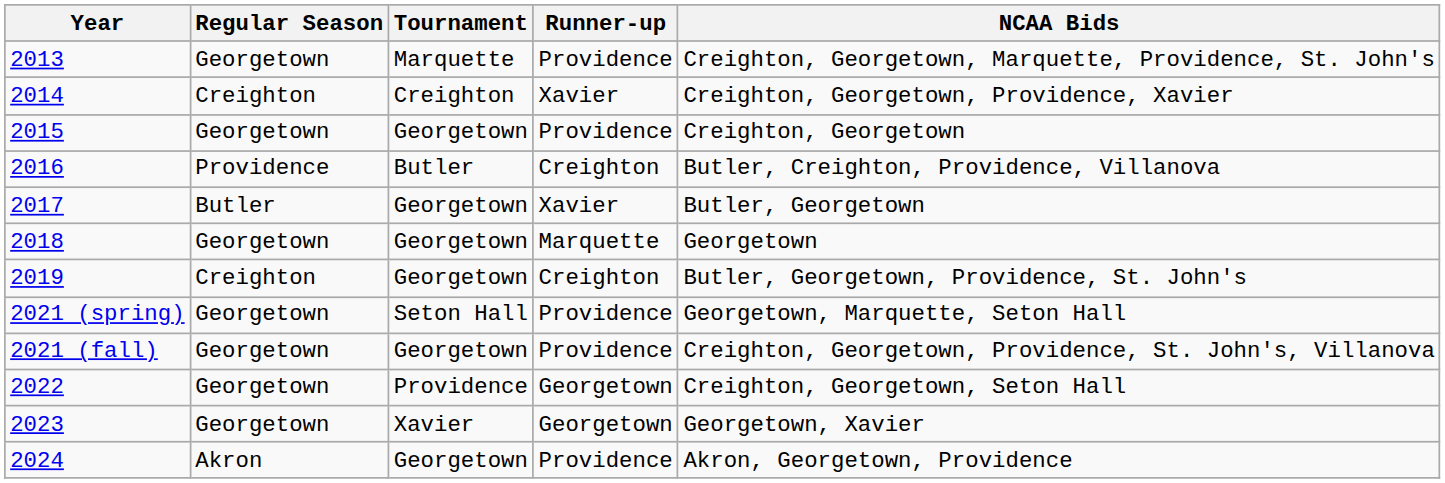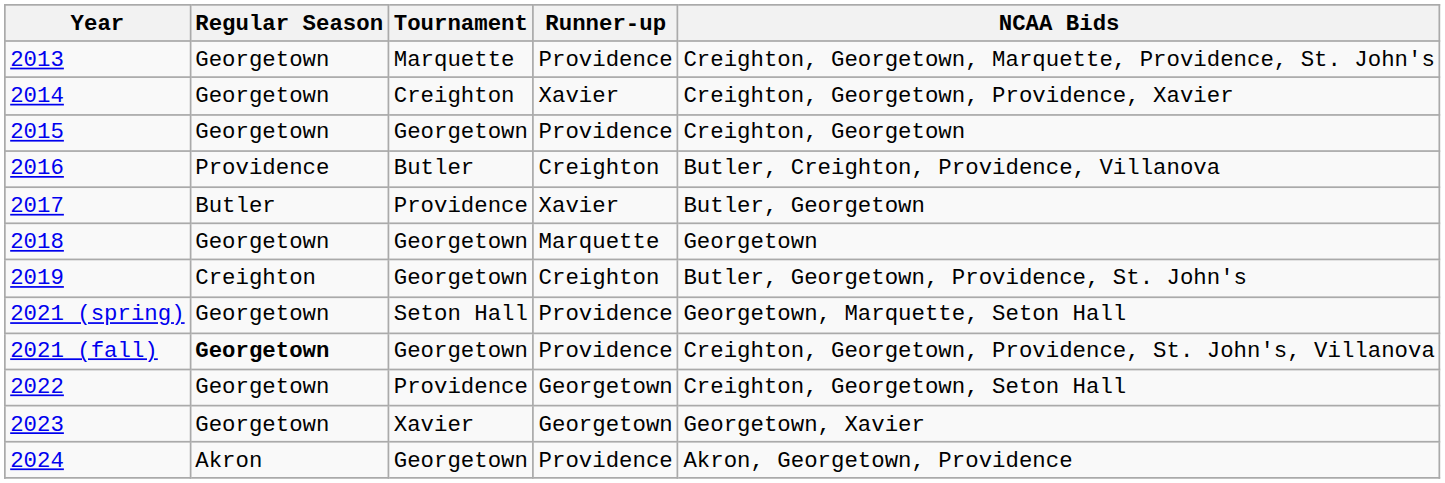(256, 96) Creighton -> (262, 96) Georgetown
(461, 205) Georgetown -> (461, 205) Providence
(262, 351) normal -> (262, 351) bold
